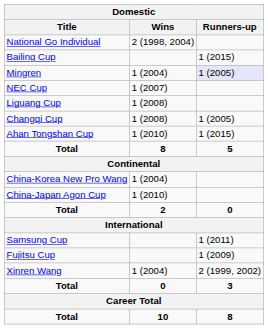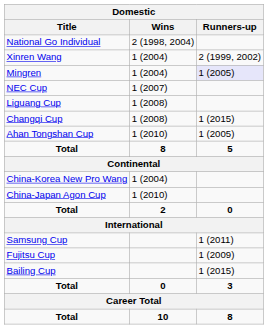rows swapped: (34, 270) <-> (31, 57)
(216, 118) 1 (2005) -> (216, 118) 1 (2015)
(216, 133) 1 (2015) -> (216, 133) 1 (2005)
